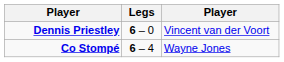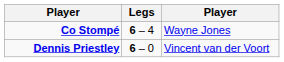rows swapped: (76, 30) <-> (90, 48)
